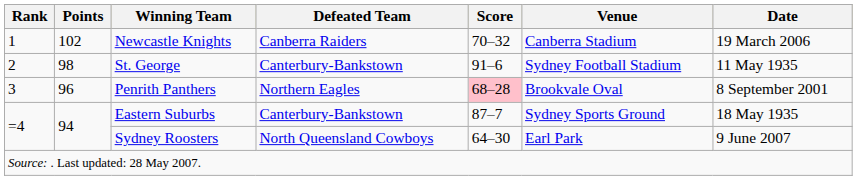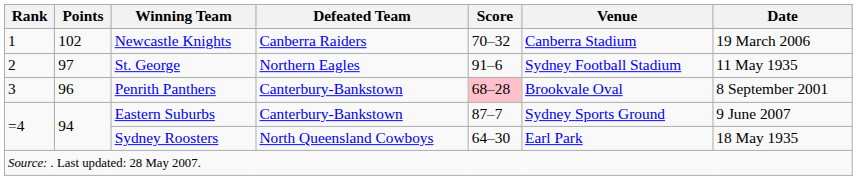(66, 65) 98 -> (66, 65) 97
(331, 65) Canterbury-Bankstown -> (310, 65) Northern Eagles
(310, 89) Northern Eagles -> (331, 89) Canterbury-Bankstown
(757, 114) 18 May 1935 -> (753, 114) 9 June 2007
(753, 138) 9 June 2007 -> (757, 138) 18 May 1935
